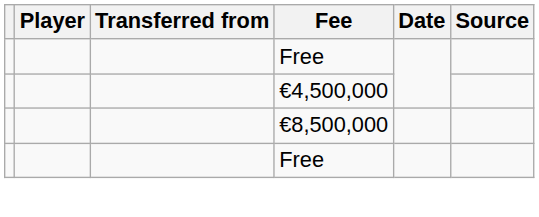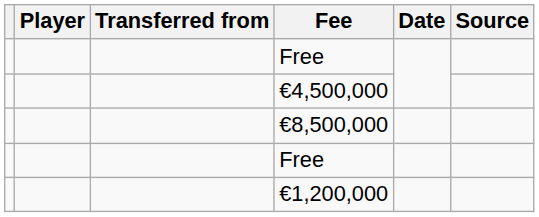+ row: (10, 194)
